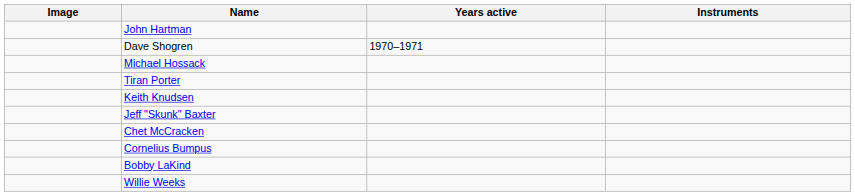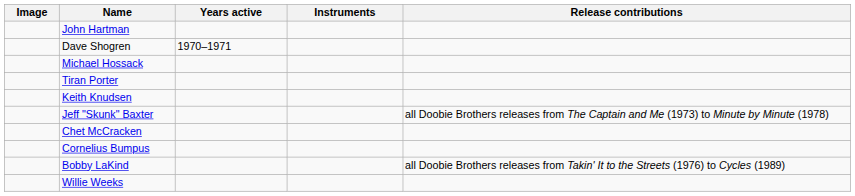+ column: (627, 13)
